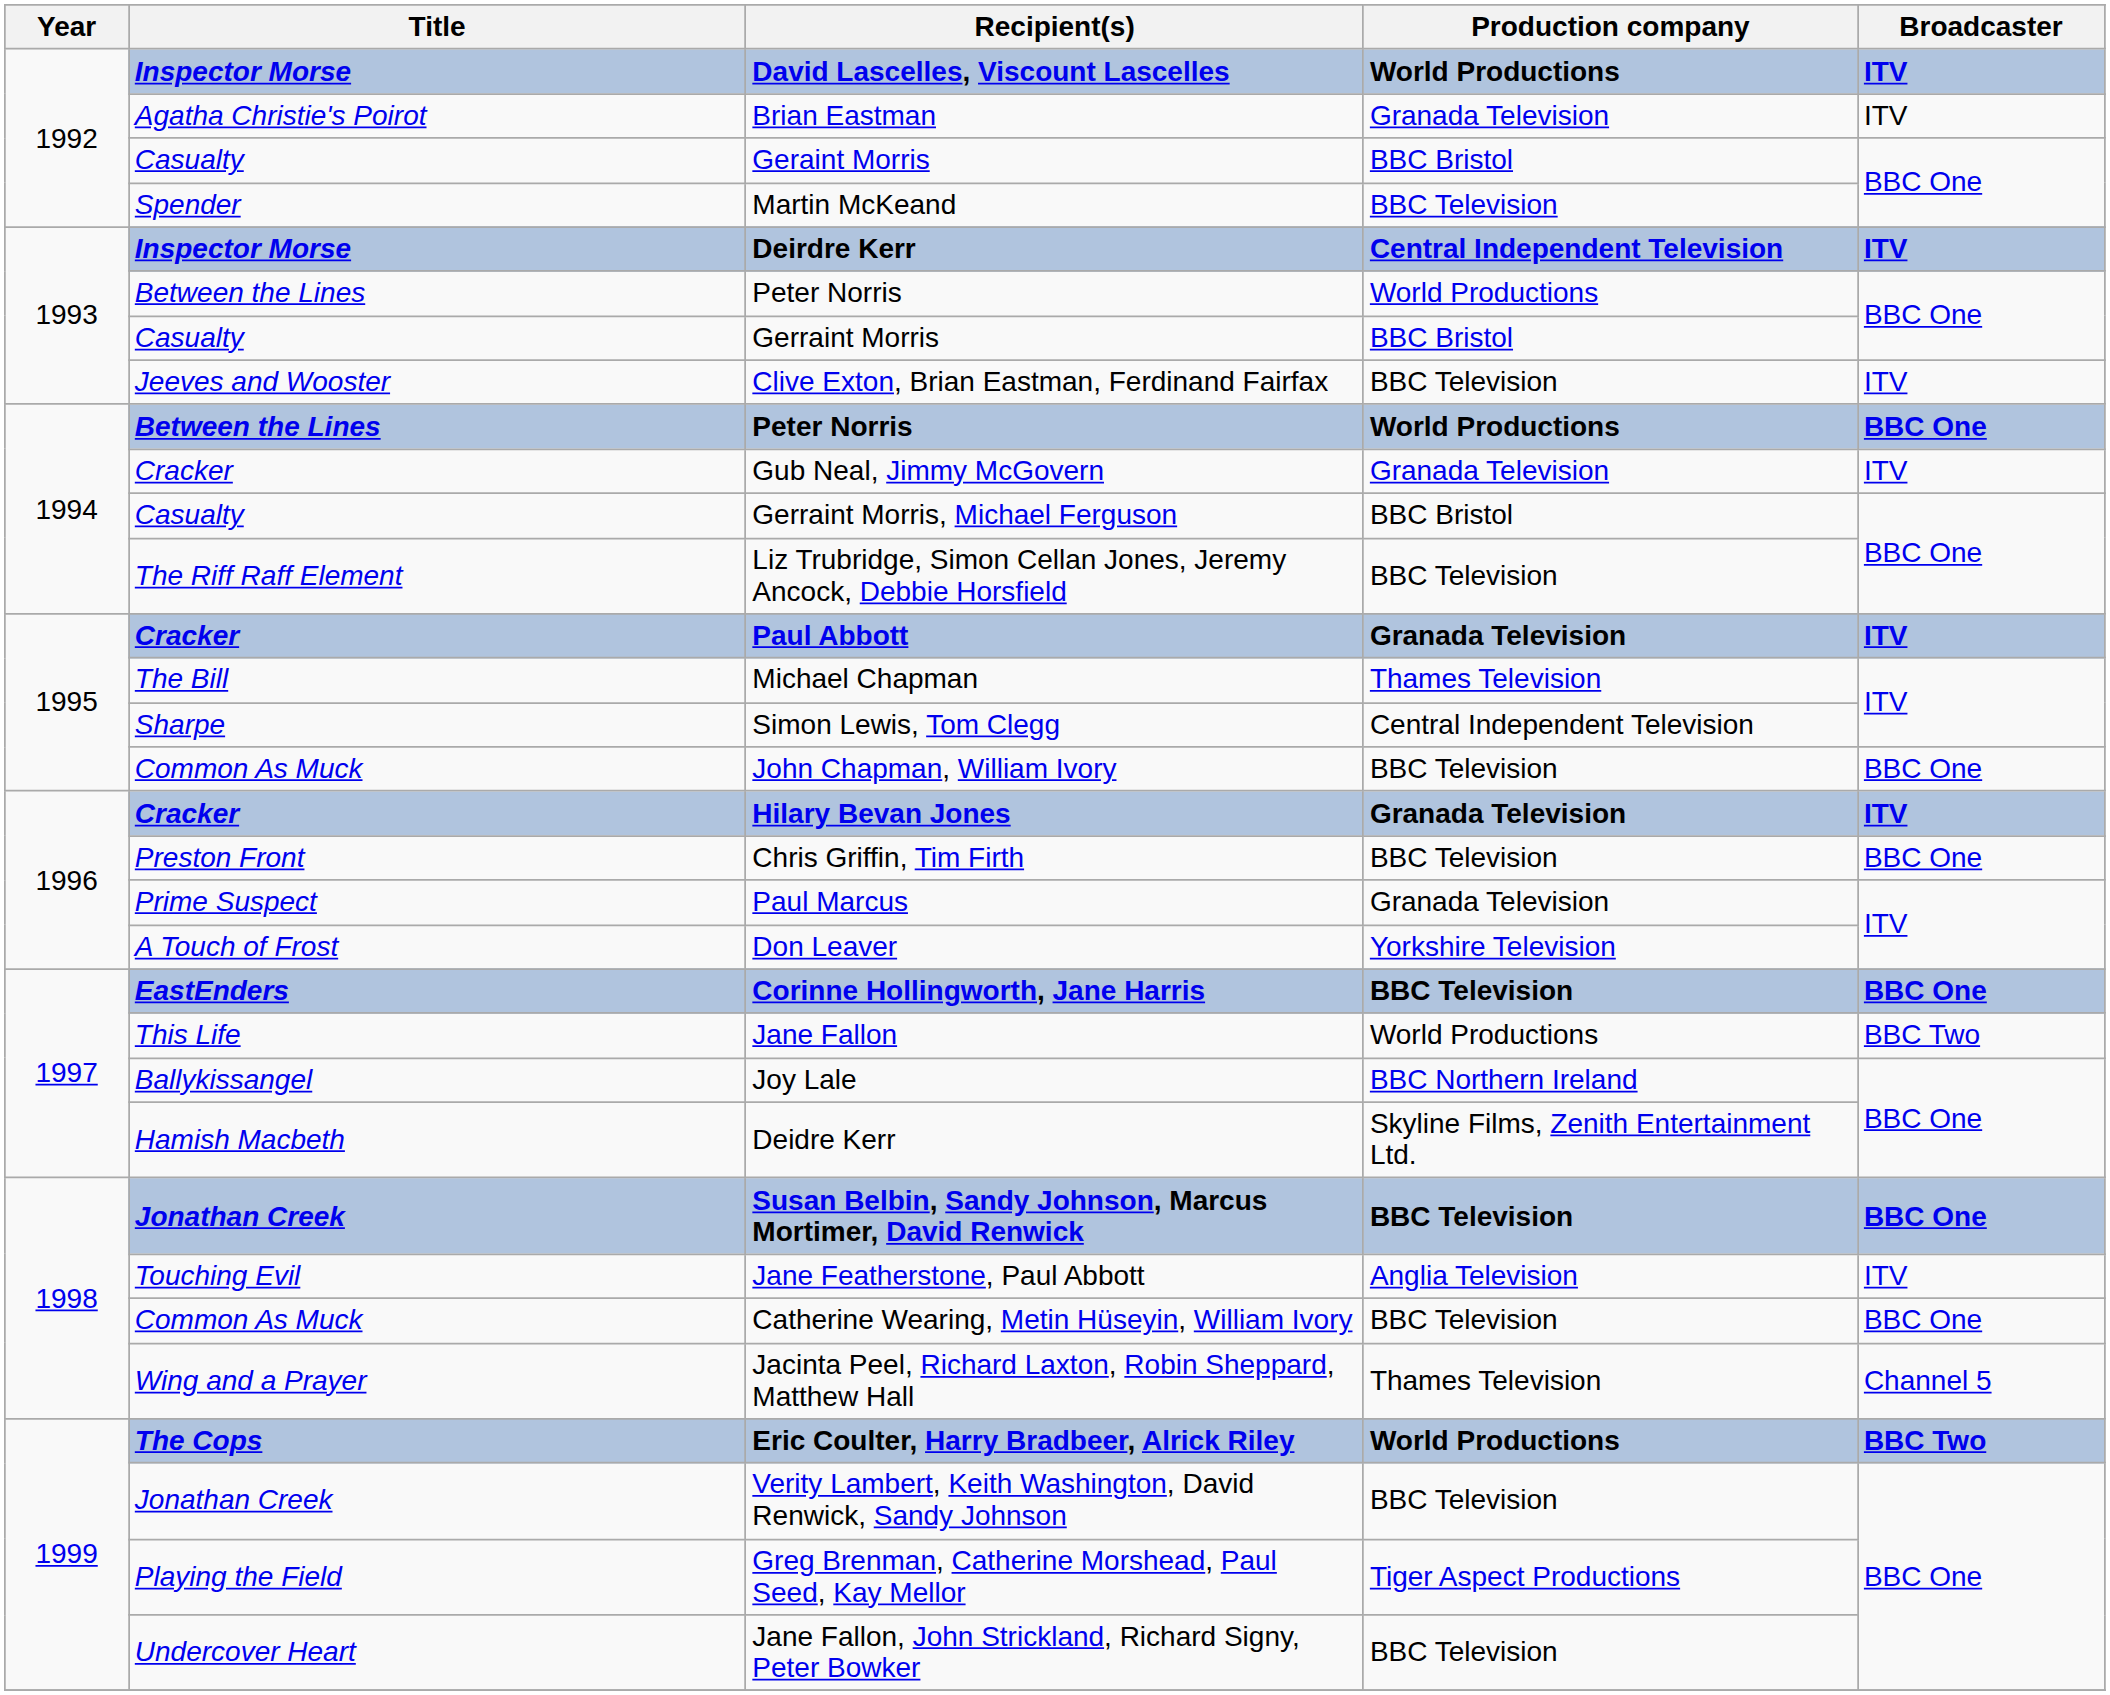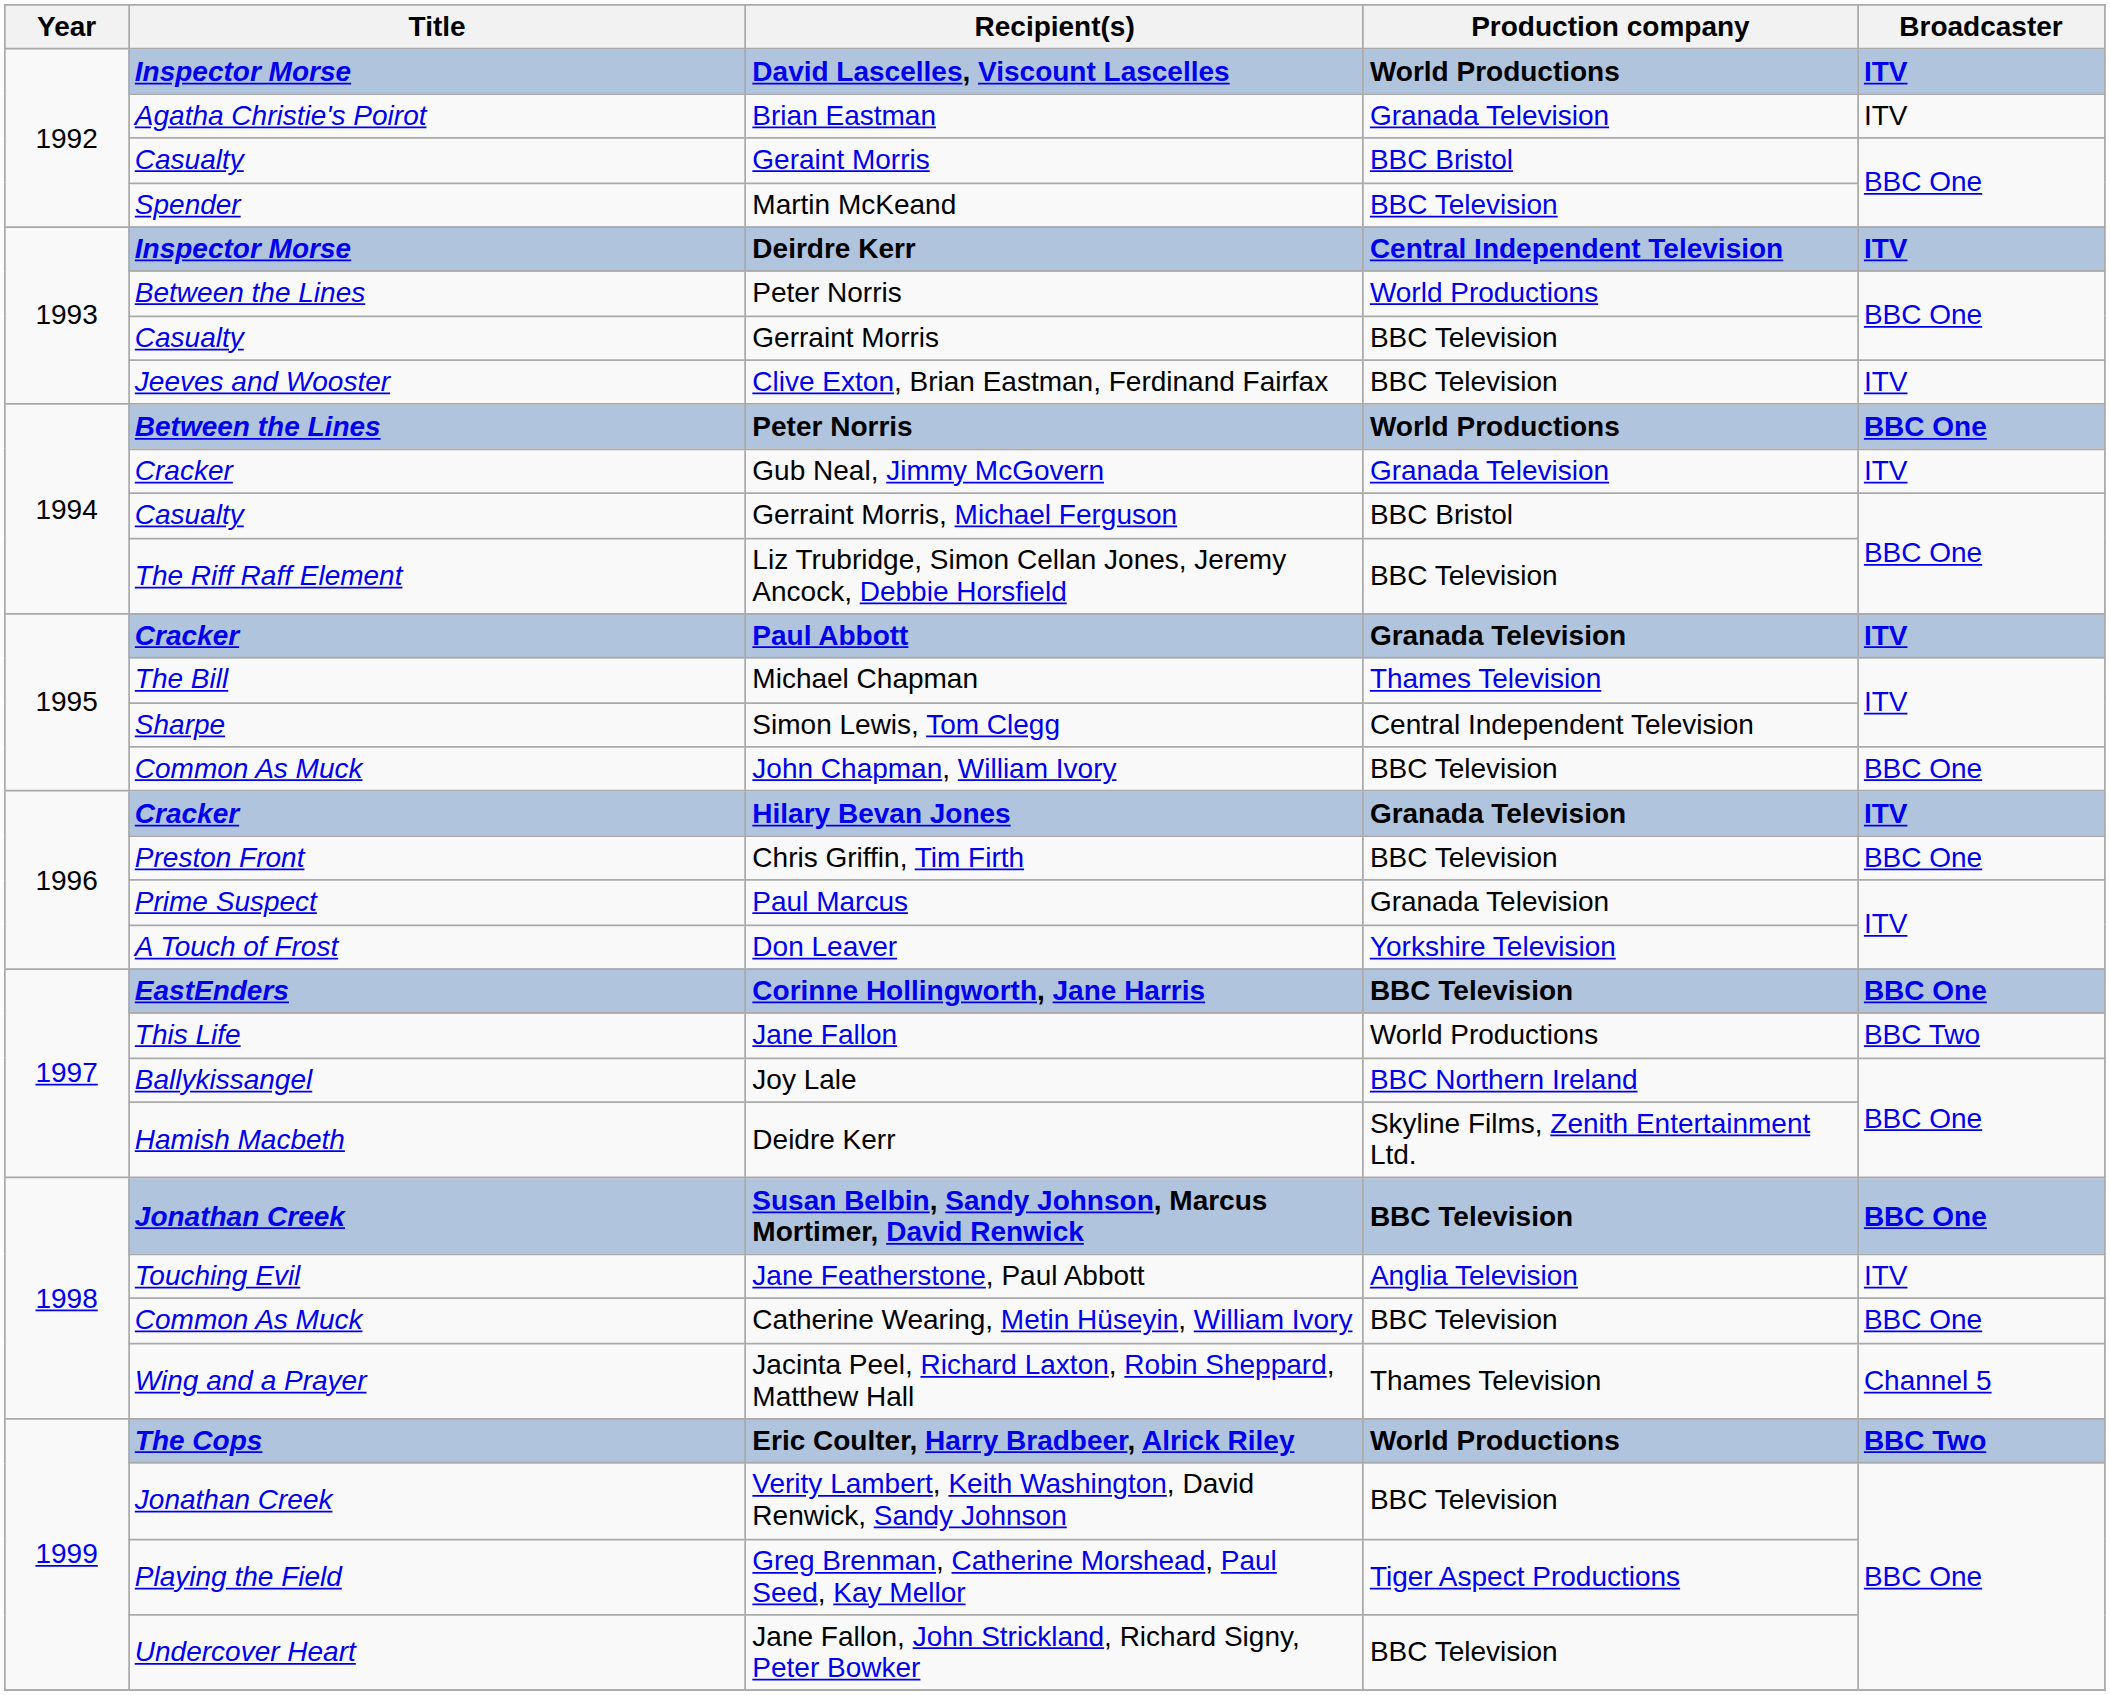(1441, 337) BBC Bristol -> (1464, 337) BBC Television
